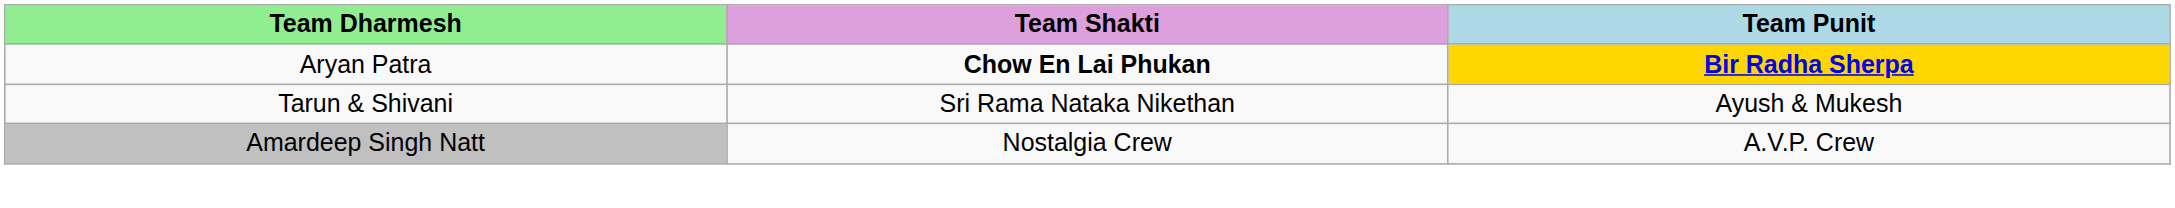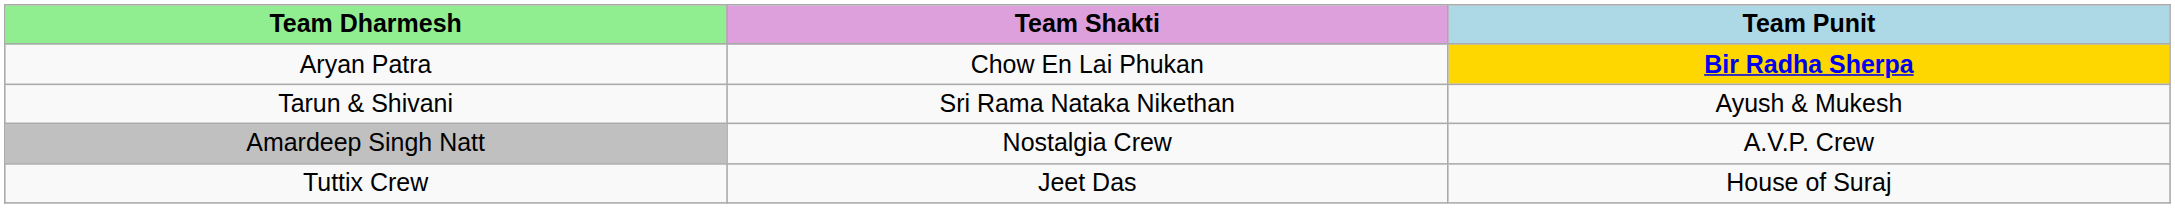(1087, 63) bold -> (1087, 63) normal
+ row: (366, 182)
